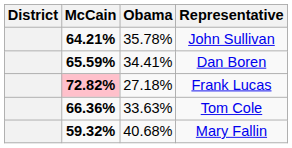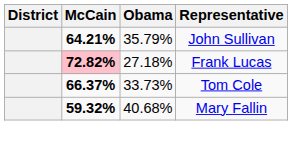(148, 39) 35.78% -> (148, 39) 35.79%
- row: (231, 62)
(91, 108) 66.36% -> (91, 85) 66.37%
(148, 108) 33.63% -> (148, 85) 33.73%
